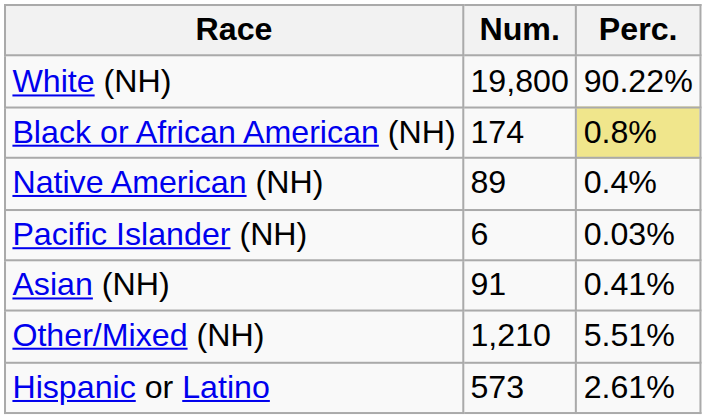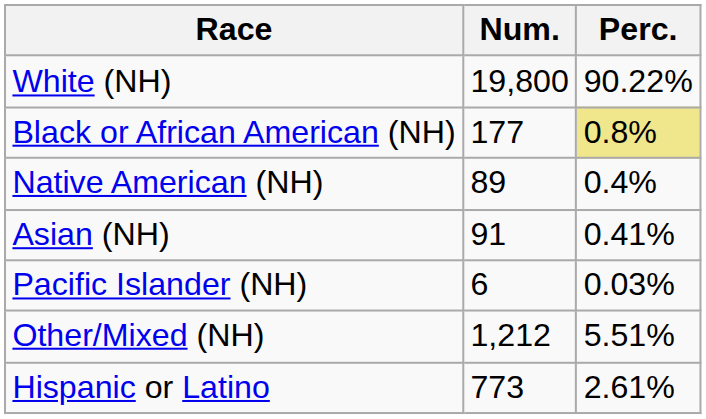(497, 132) 174 -> (497, 132) 177
rows swapped: (91, 285) <-> (160, 234)
(511, 336) 1,210 -> (511, 336) 1,212
(497, 387) 573 -> (497, 387) 773
